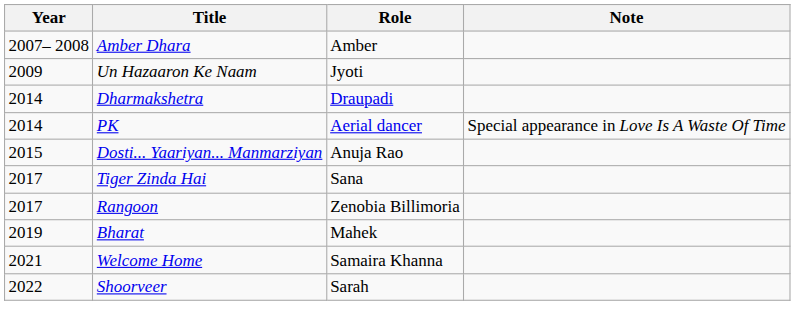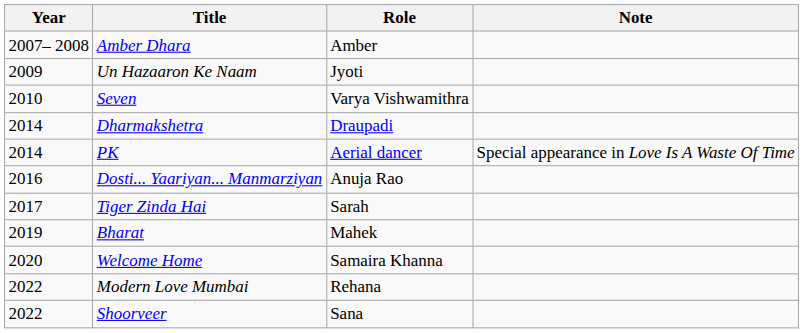+ row: (117, 98)
(25, 152) 2015 -> (25, 179) 2016
(347, 179) Sana -> (349, 206) Sarah
- row: (127, 206)
(25, 260) 2021 -> (25, 260) 2020
+ row: (173, 286)
(349, 286) Sarah -> (347, 313) Sana
